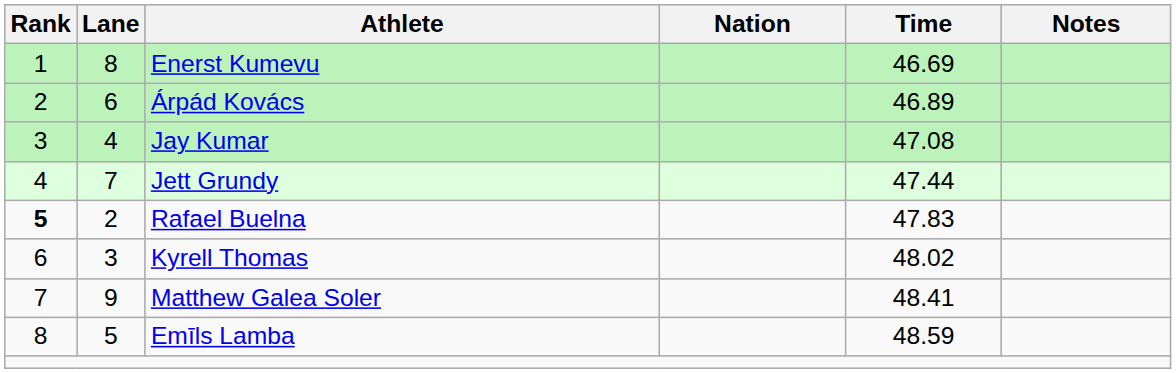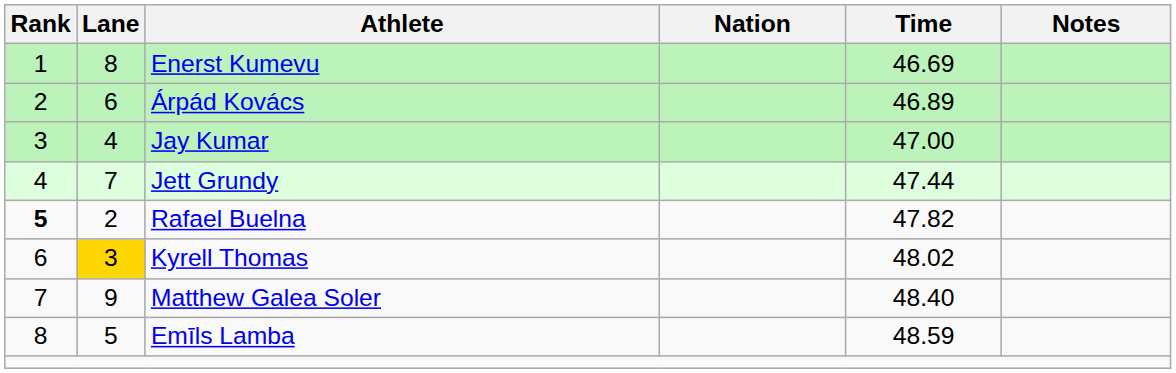(924, 141) 47.08 -> (924, 141) 47.00
(924, 219) 47.83 -> (924, 219) 47.82
(111, 258) no background -> (111, 258) gold background
(924, 297) 48.41 -> (924, 297) 48.40
